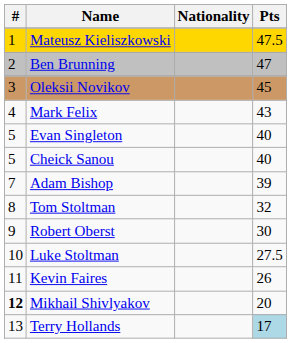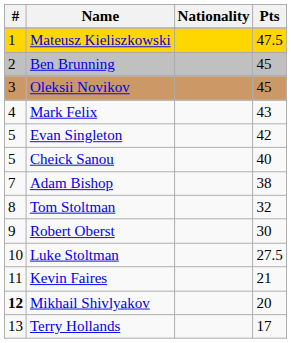(264, 64) 47 -> (264, 64) 45
(264, 135) 40 -> (264, 135) 42
(264, 183) 39 -> (264, 183) 38
(264, 278) 26 -> (264, 278) 21
(264, 326) lightblue background -> (264, 326) no background
